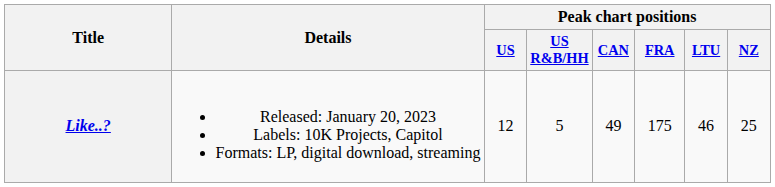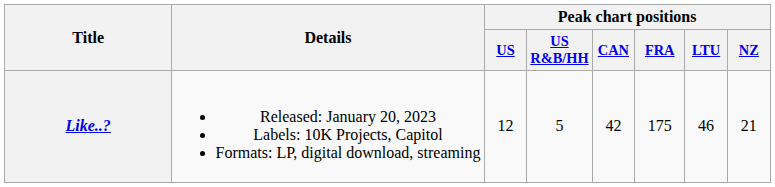(613, 126) 49 -> (613, 126) 42
(749, 126) 25 -> (749, 126) 21
